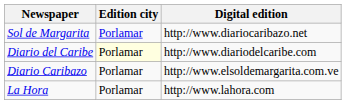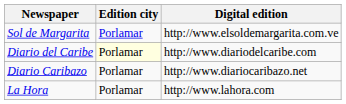(235, 33) http://www.diariocaribazo.net -> (251, 33) http://www.elsoldemargarita.com.ve
(251, 71) http://www.elsoldemargarita.com.ve -> (235, 71) http://www.diariocaribazo.net
